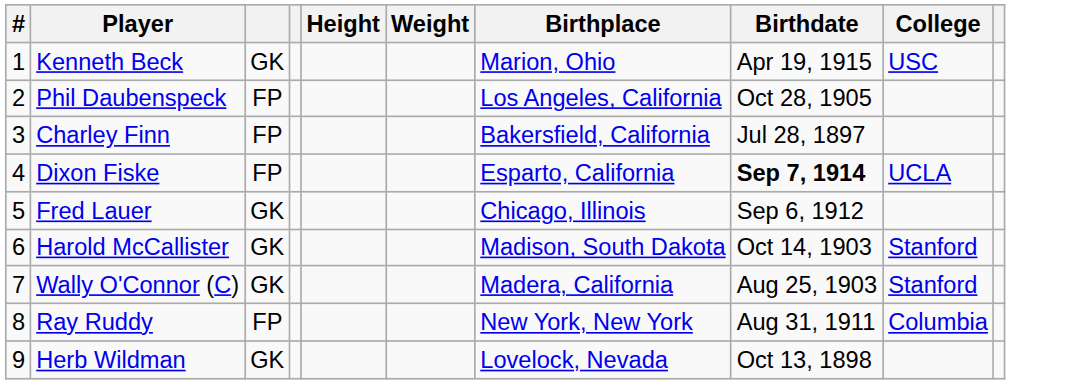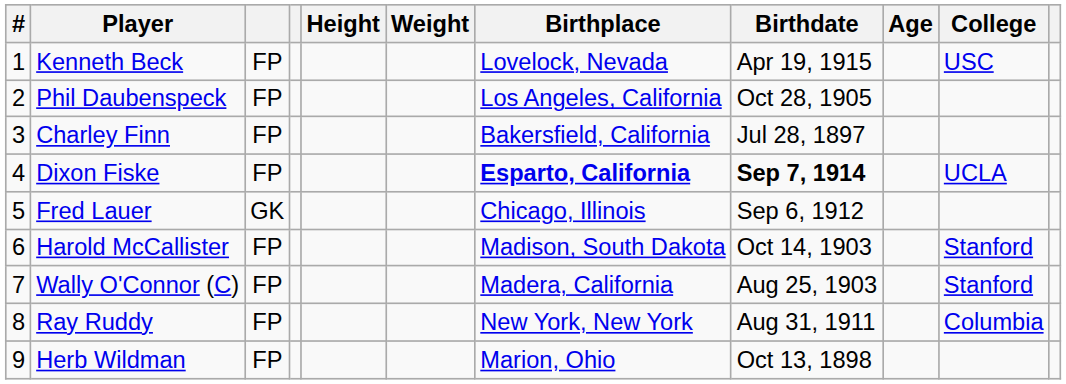+ column: (910, 24)
(267, 61) GK -> (267, 61) FP
(548, 61) Marion, Ohio -> (574, 61) Lovelock, Nevada
(577, 173) normal -> (585, 173) bold
(267, 248) GK -> (267, 248) FP
(267, 285) GK -> (267, 285) FP
(267, 360) GK -> (267, 360) FP
(574, 360) Lovelock, Nevada -> (548, 360) Marion, Ohio
